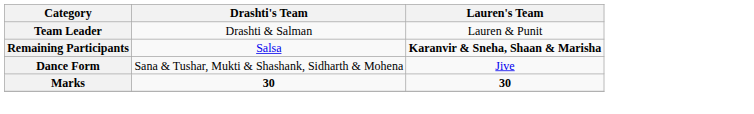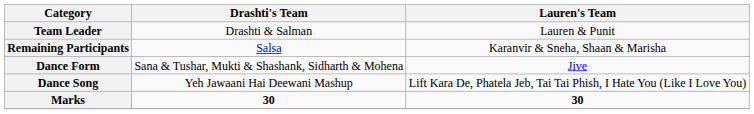(505, 48) bold -> (578, 48) normal
+ row: (68, 83)
